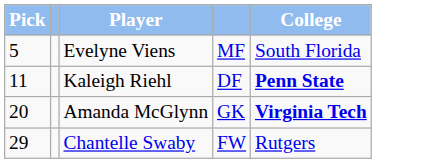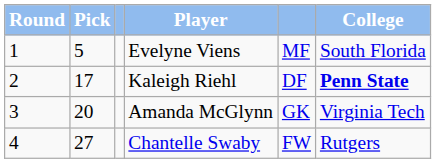+ column: (37, 19)
(18, 81) 11 -> (84, 81) 17
(311, 111) bold -> (372, 111) normal
(19, 142) 29 -> (84, 142) 27
